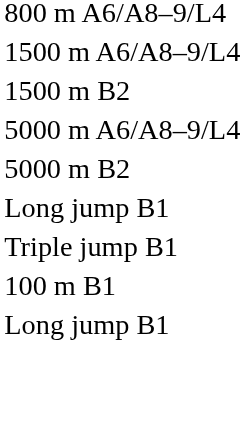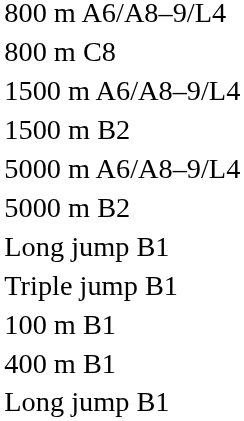+ row: (60, 51)
+ row: (60, 363)
